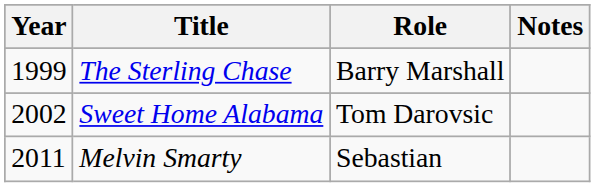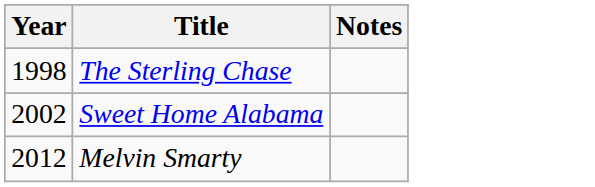- column: (420, 26)
(39, 70) 1999 -> (39, 70) 1998
(38, 158) 2011 -> (39, 158) 2012
